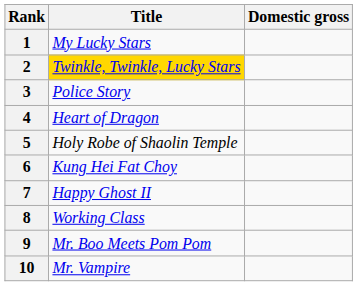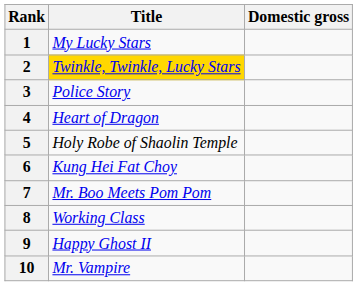(102, 192) Happy Ghost II -> (132, 192) Mr. Boo Meets Pom Pom
(132, 243) Mr. Boo Meets Pom Pom -> (102, 243) Happy Ghost II
